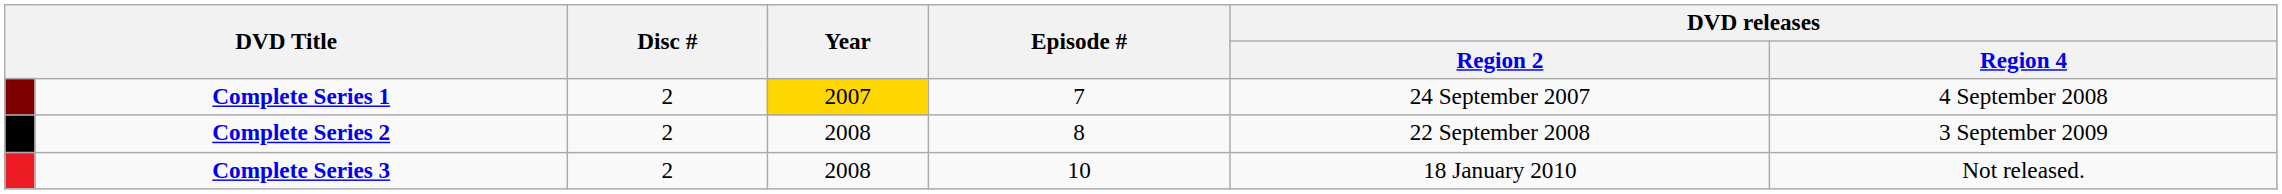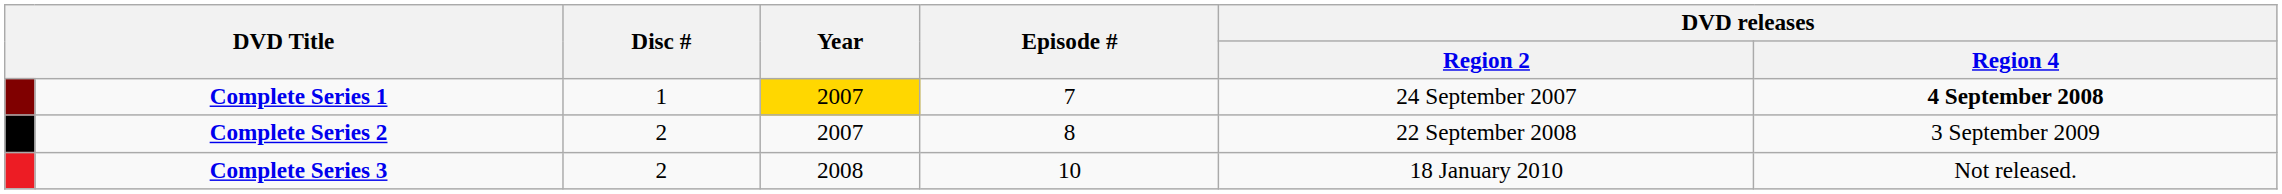(667, 96) 2 -> (661, 96) 1
(2023, 96) normal -> (2016, 96) bold
(848, 133) 2008 -> (840, 133) 2007
